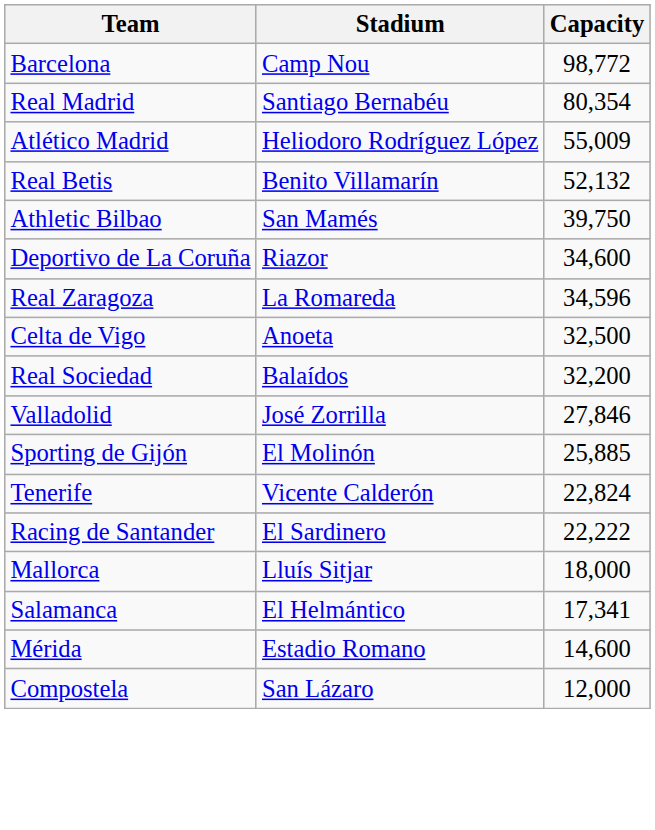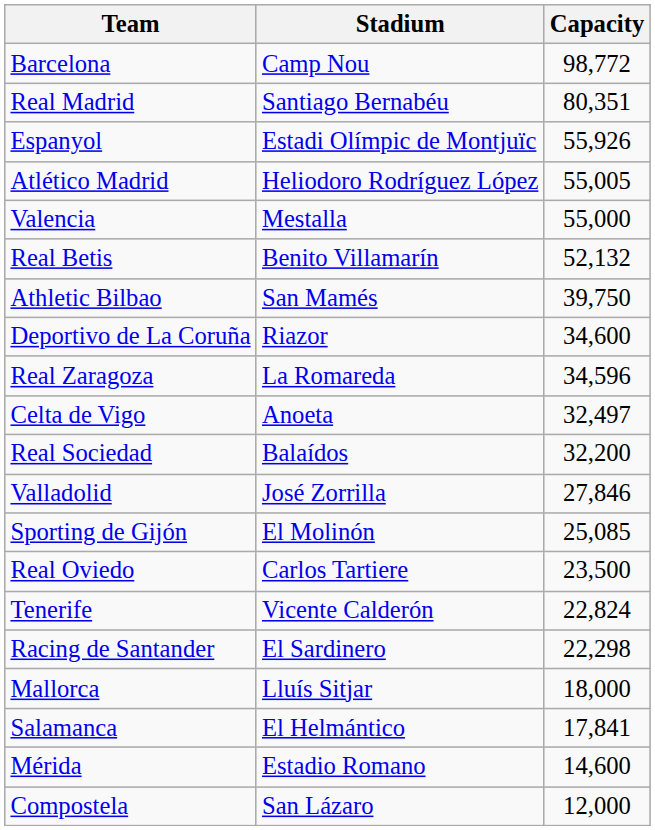(597, 102) 80,354 -> (597, 102) 80,351
+ row: (56, 141)
(597, 141) 55,009 -> (597, 180) 55,005
+ row: (53, 219)
(597, 336) 32,500 -> (597, 414) 32,497
(597, 453) 25,885 -> (597, 532) 25,085
+ row: (72, 571)
(597, 532) 22,222 -> (597, 649) 22,298
(597, 610) 17,341 -> (597, 727) 17,841
